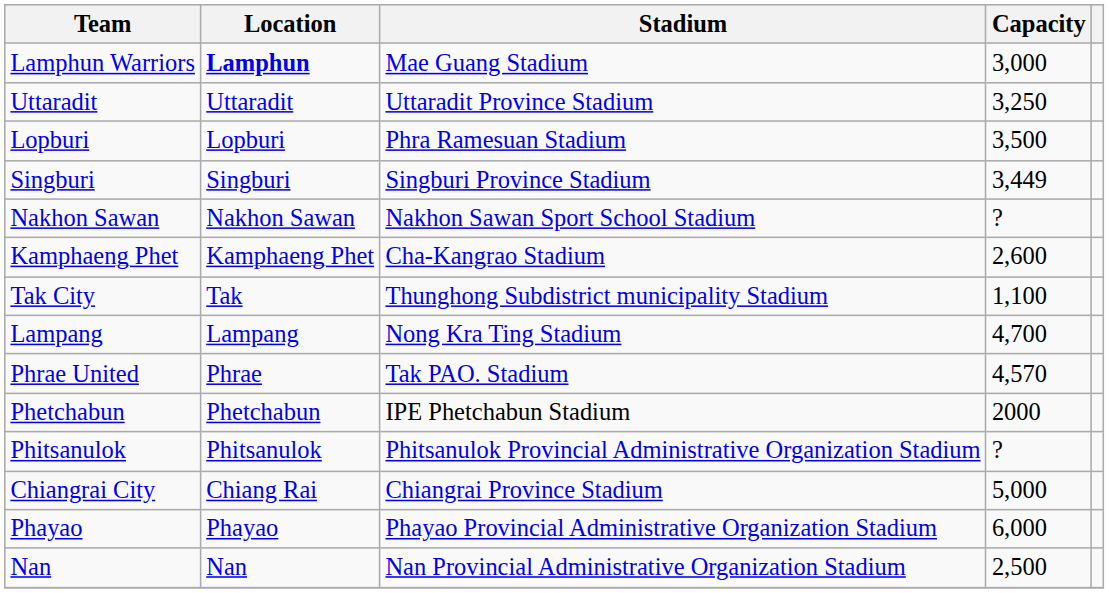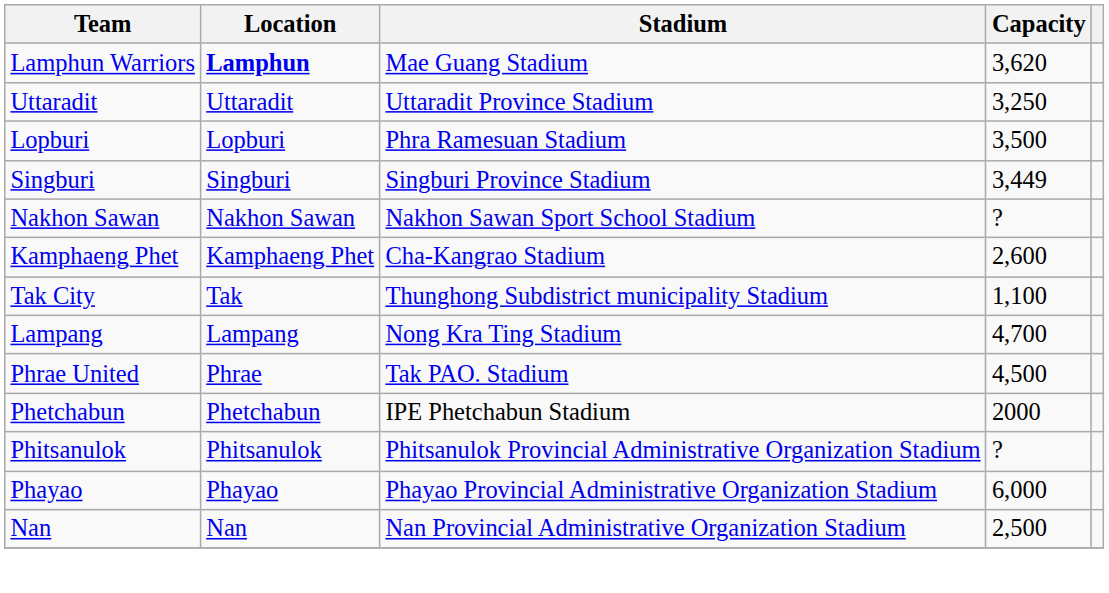(1019, 62) 3,000 -> (1019, 62) 3,620
(1019, 373) 4,570 -> (1019, 373) 4,500
- row: (83, 489)
